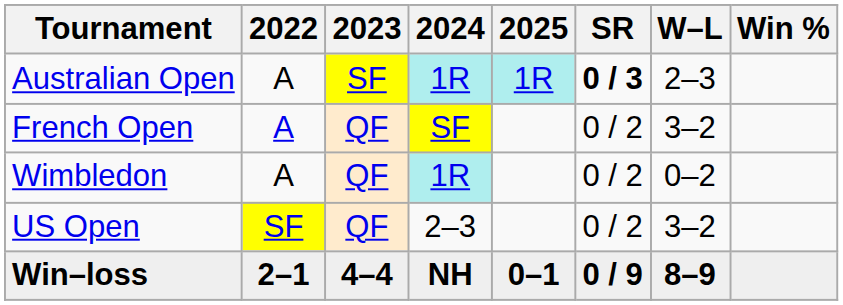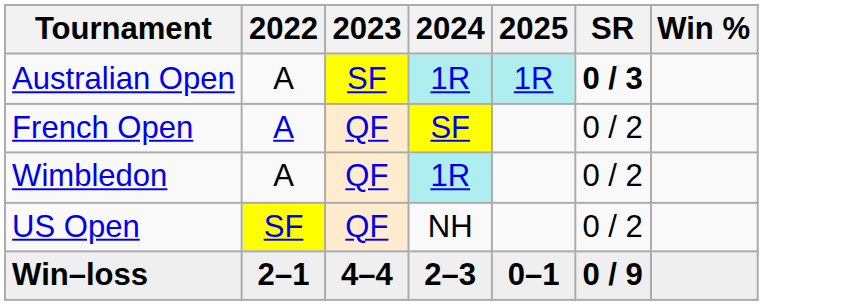- column: (690, 29)
(450, 226) 2–3 -> (450, 226) NH
(450, 275) NH -> (450, 275) 2–3
